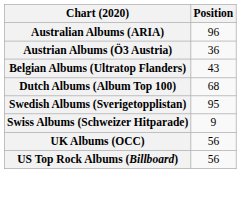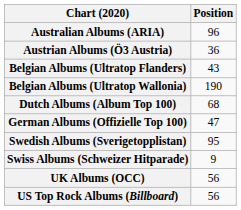+ row: (98, 86)
+ row: (98, 123)
